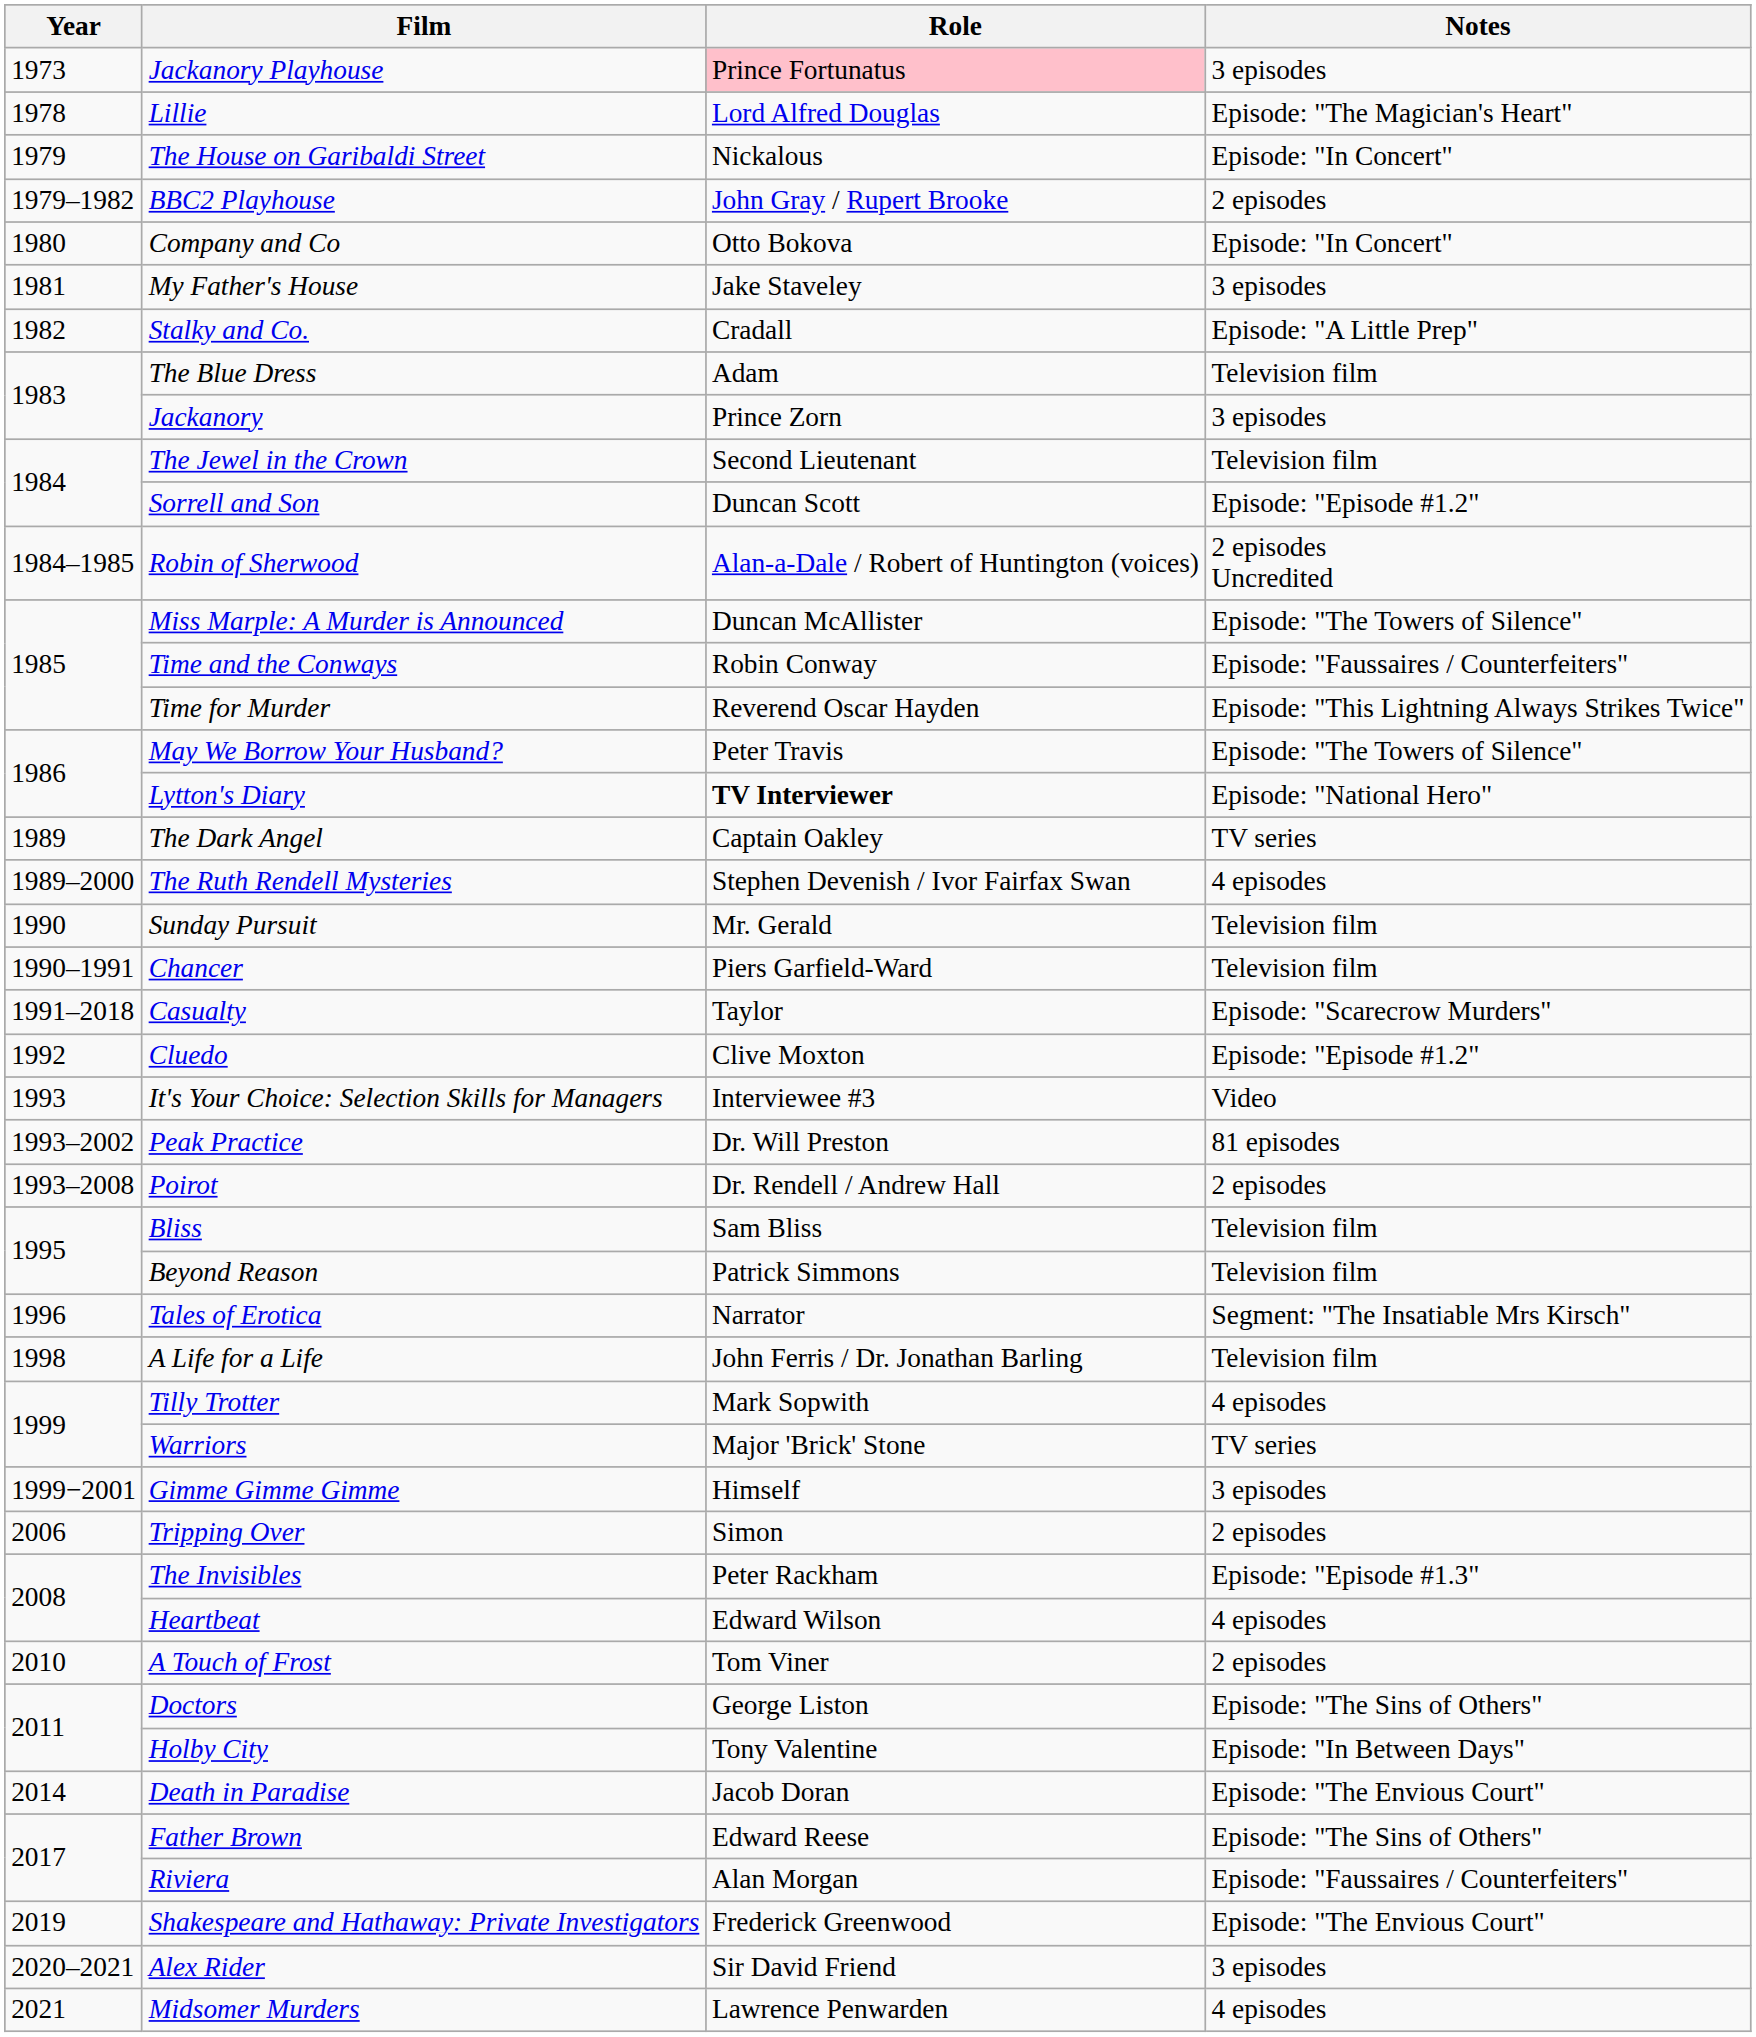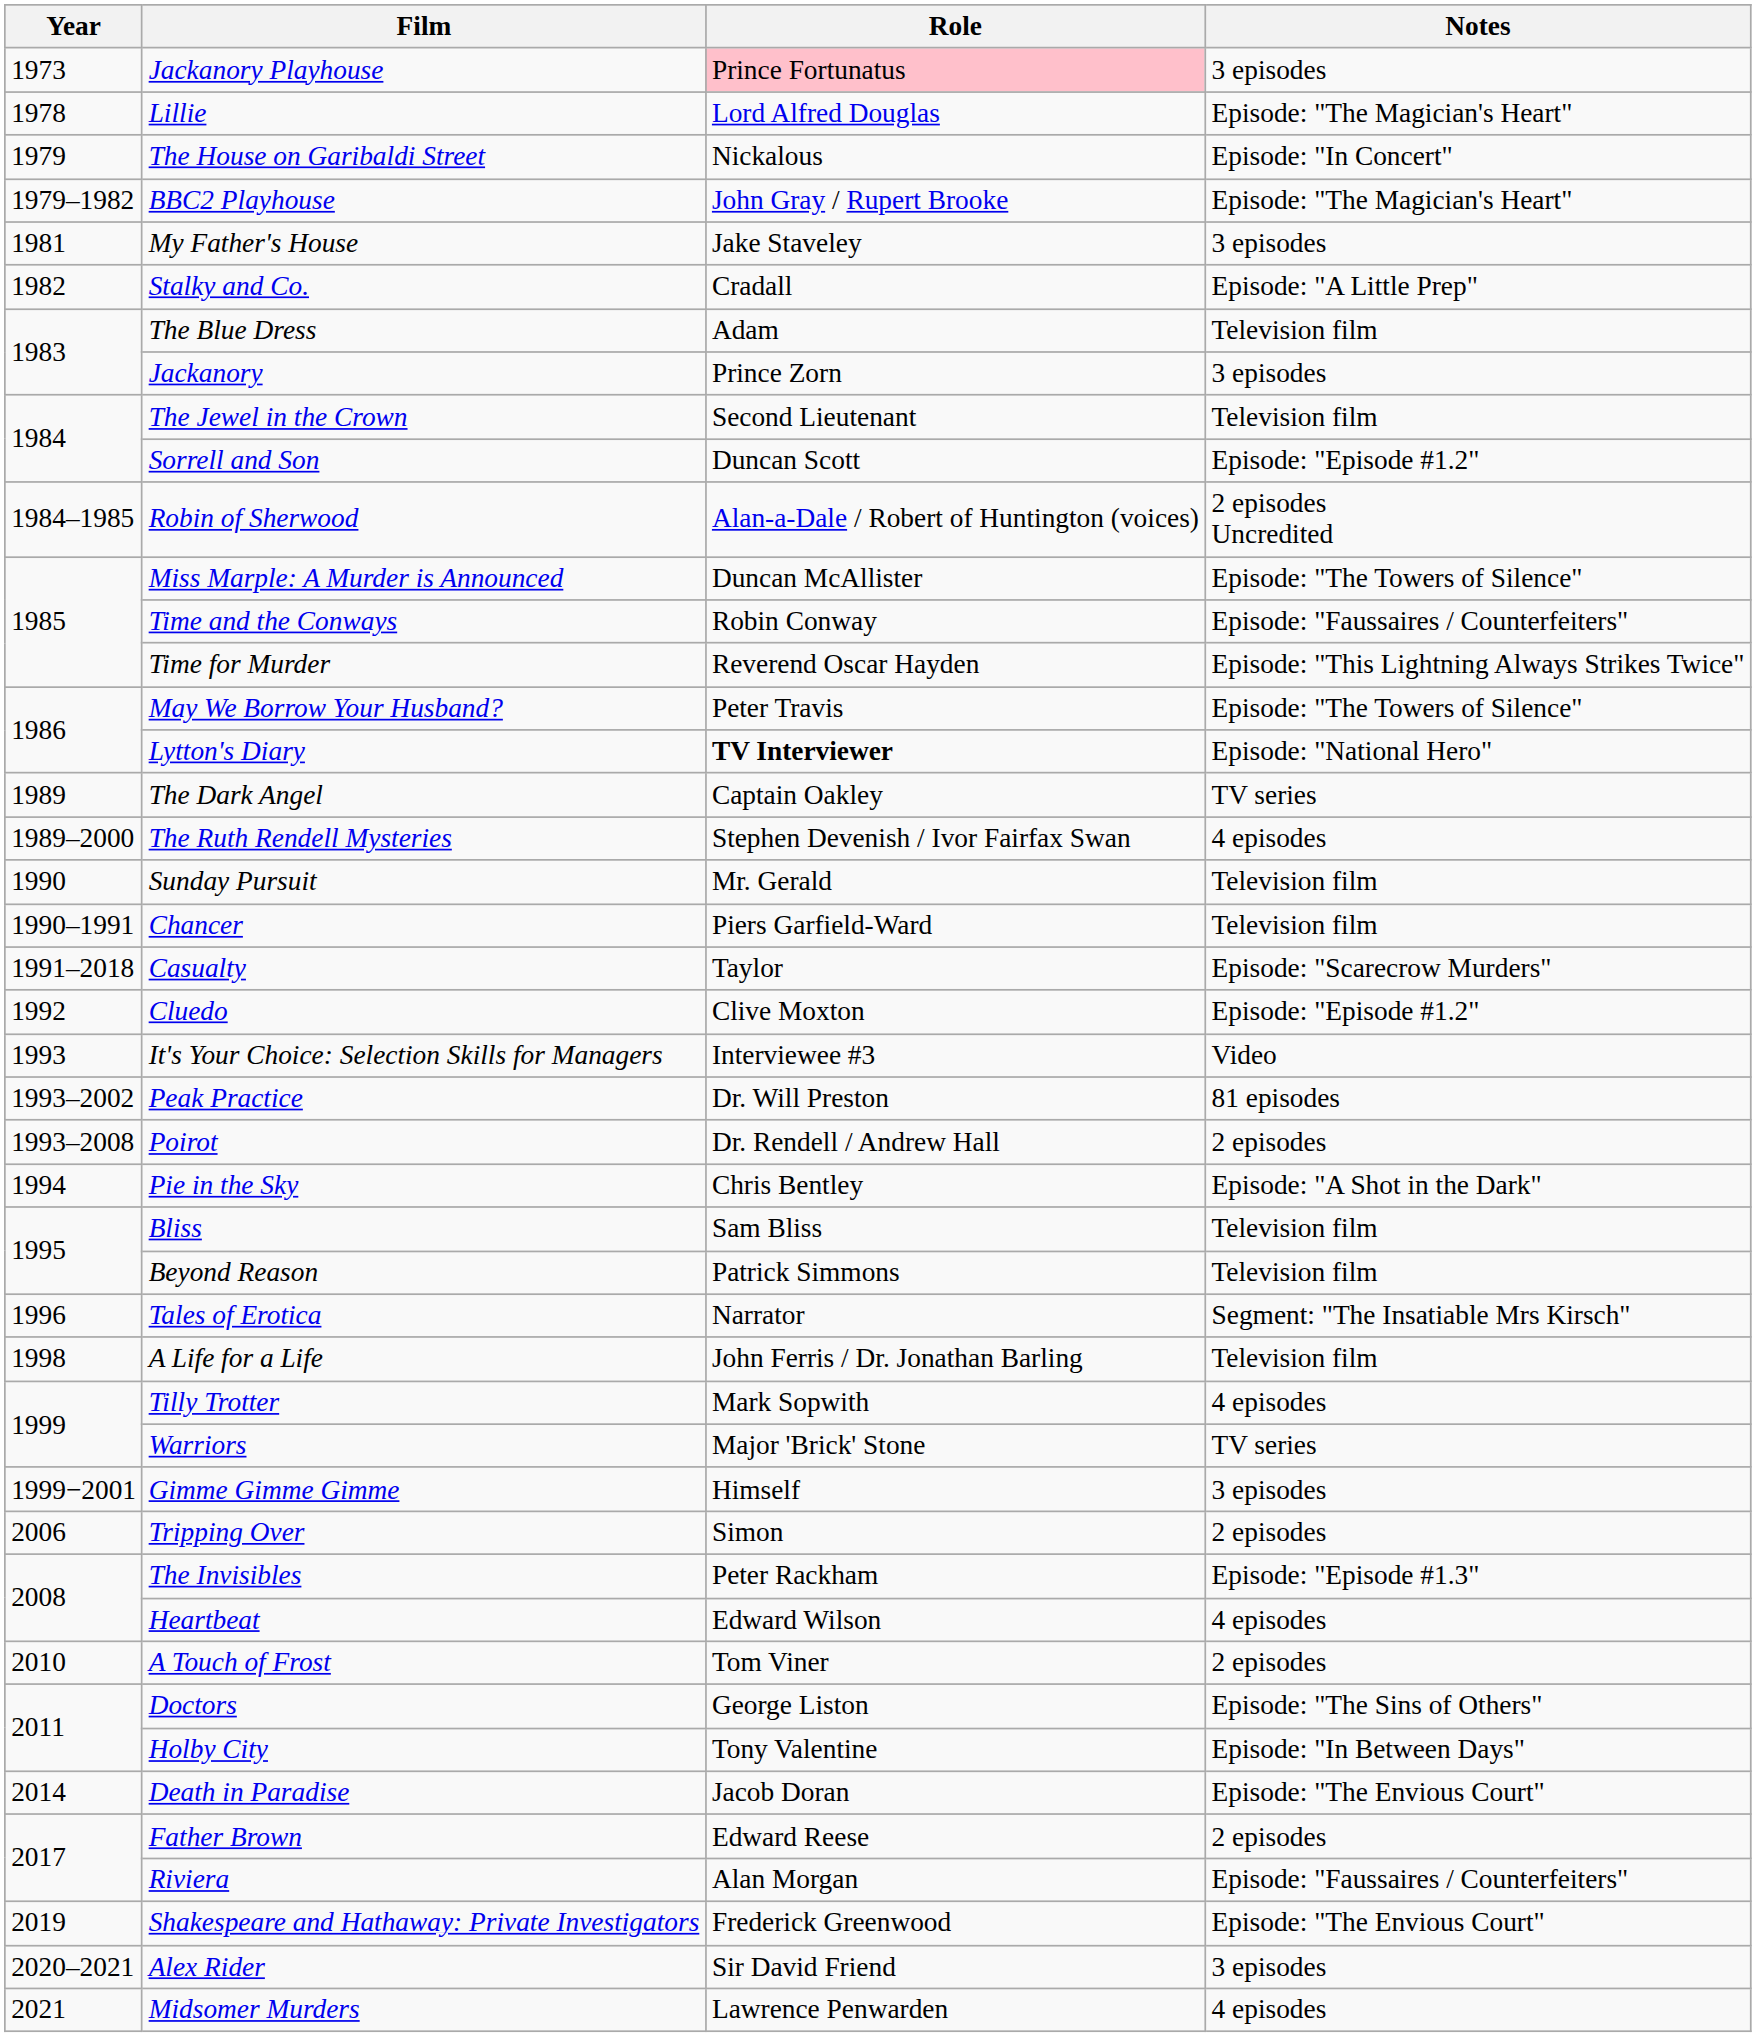(1269, 199) 2 episodes -> (1392, 199) Episode: "The Magician's Heart"
- row: (244, 243)
+ row: (223, 1185)
(1377, 1836) Episode: "The Sins of Others" -> (1269, 1836) 2 episodes
